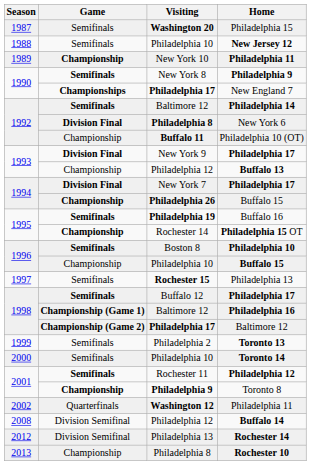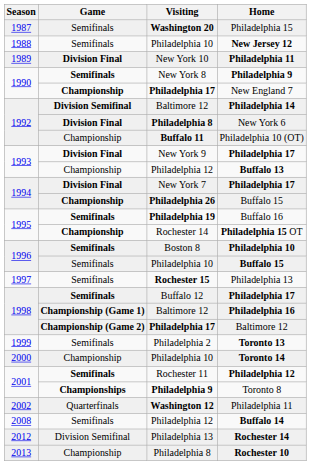(92, 59) Championship -> (92, 59) Division Final
(92, 91) Championships -> (92, 91) Championship
(92, 106) Semifinals -> (92, 106) Division Semifinal
(92, 264) Championship -> (92, 264) Semifinals
(92, 358) Semifinals -> (92, 358) Championship
(92, 389) Championship -> (92, 389) Championships
(92, 421) Division Semifinal -> (92, 421) Semifinals
